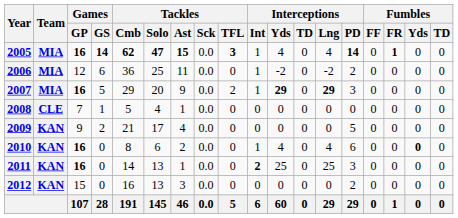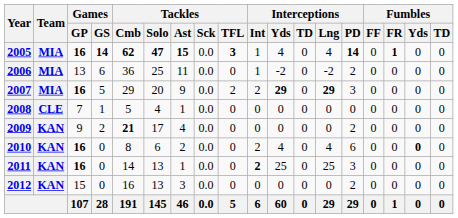(79, 71) 12 -> (79, 71) 13
(258, 90) 1 -> (258, 90) 2
(128, 128) normal -> (128, 128) bold
(353, 128) 5 -> (353, 128) 2
(258, 147) 1 -> (258, 147) 2
